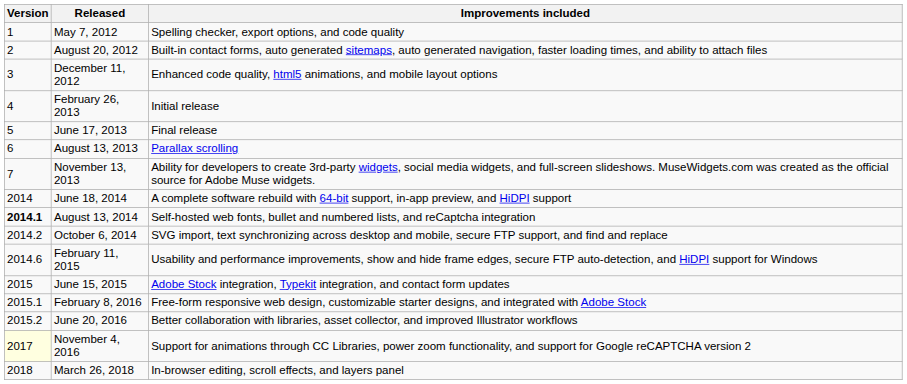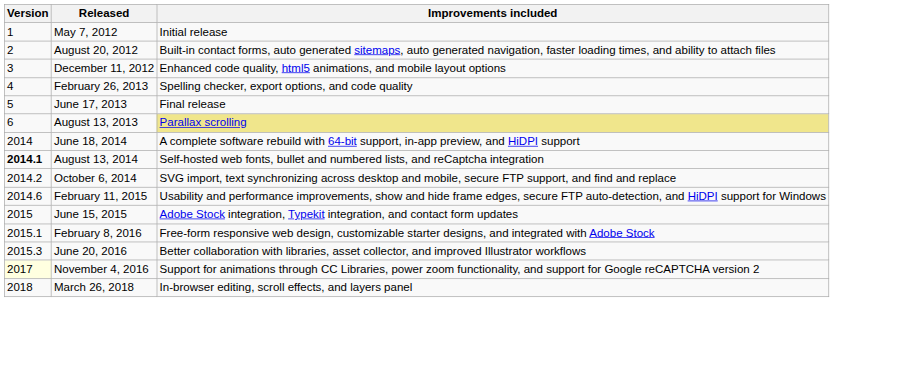(278, 31) Spelling checker, export options, and code quality -> (194, 31) Initial release
(185, 106) Initial release -> (286, 86) Spelling checker, export options, and code quality
(195, 149) no background -> (203, 123) khaki background
- row: (90, 173)
(25, 321) 2015.2 -> (25, 251) 2015.3
